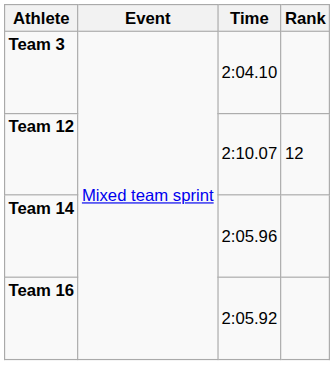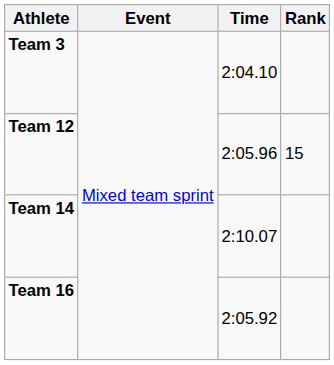(249, 154) 2:10.07 -> (249, 154) 2:05.96
(294, 154) 12 -> (294, 154) 15
(249, 237) 2:05.96 -> (249, 237) 2:10.07
